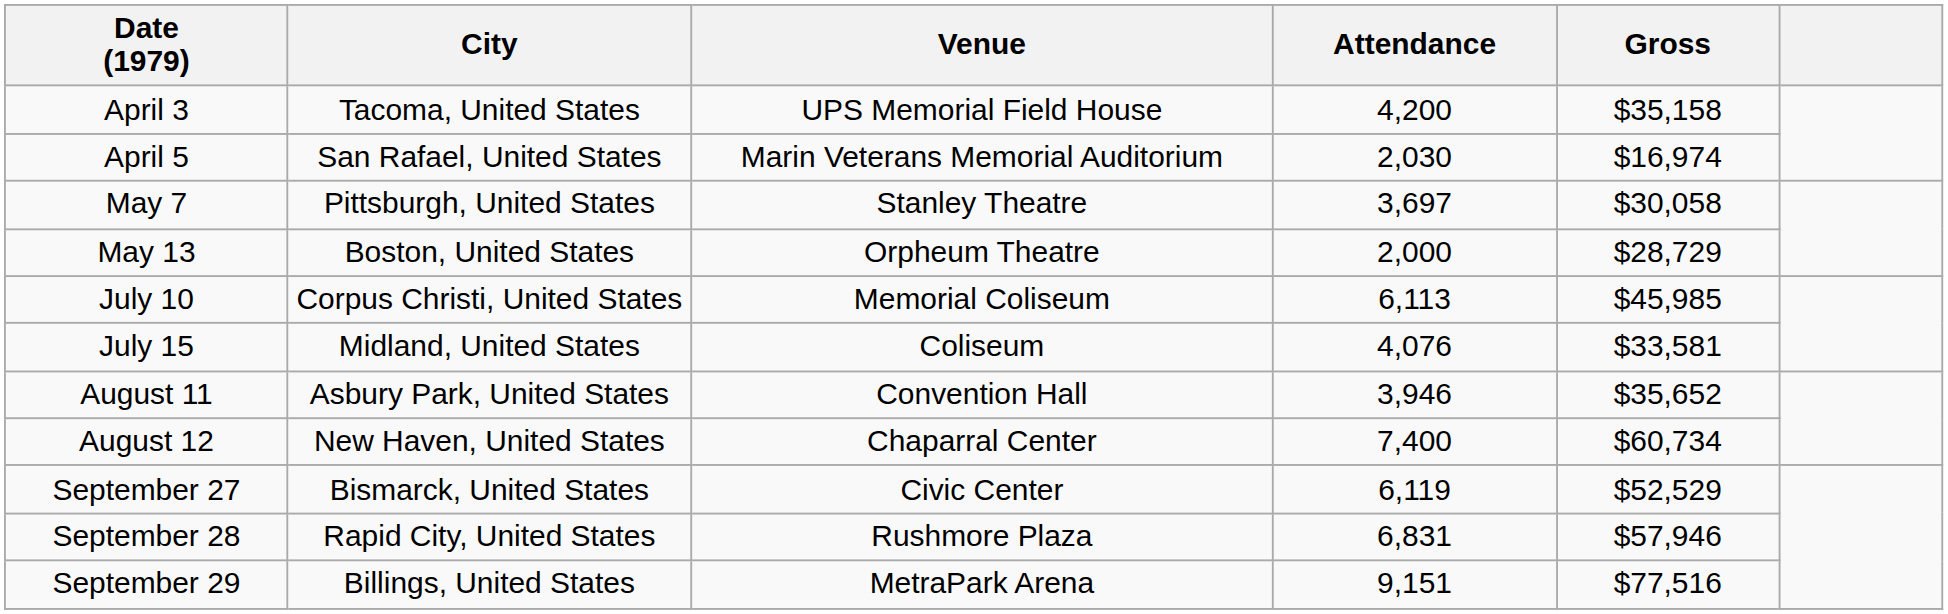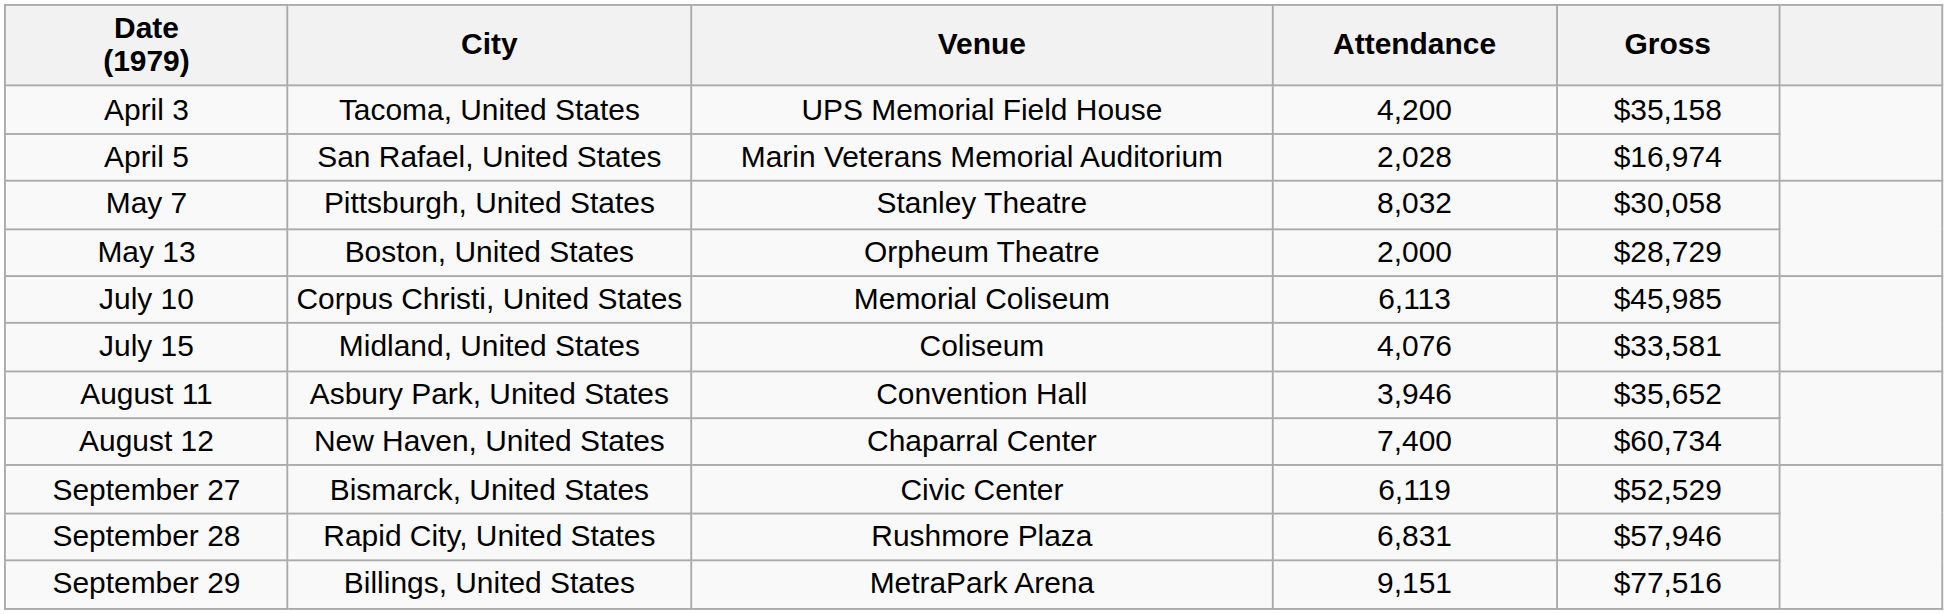(1415, 156) 2,030 -> (1415, 156) 2,028
(1415, 204) 3,697 -> (1415, 204) 8,032
